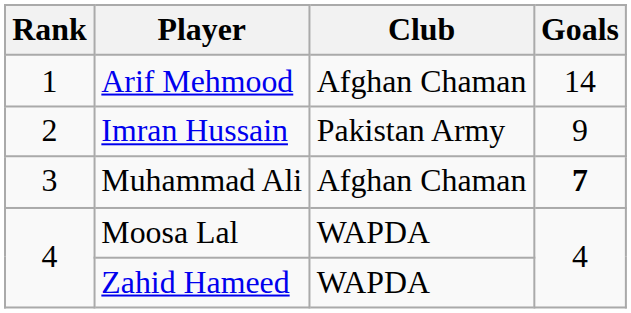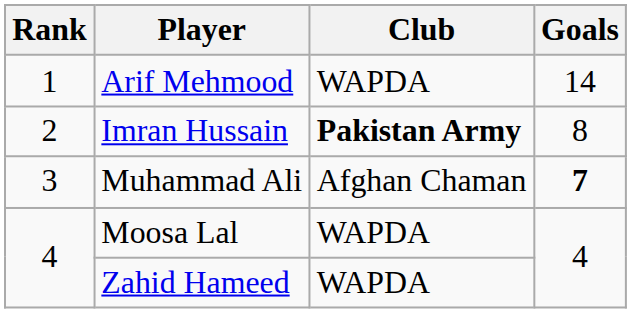(422, 80) Afghan Chaman -> (373, 80) WAPDA
(411, 130) normal -> (419, 130) bold
(580, 130) 9 -> (580, 130) 8
